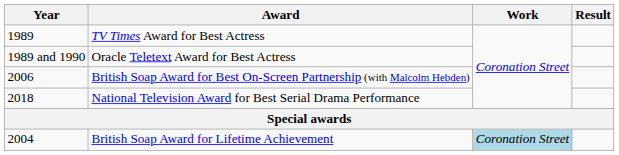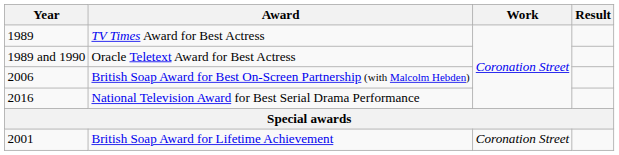(21, 98) 2018 -> (21, 98) 2016
(21, 139) 2004 -> (21, 139) 2001
(523, 139) lightblue background -> (523, 139) no background
